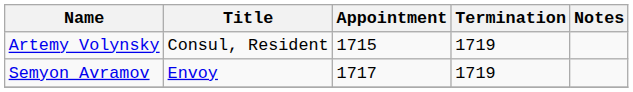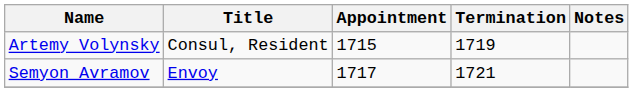(475, 73) 1719 -> (475, 73) 1721
